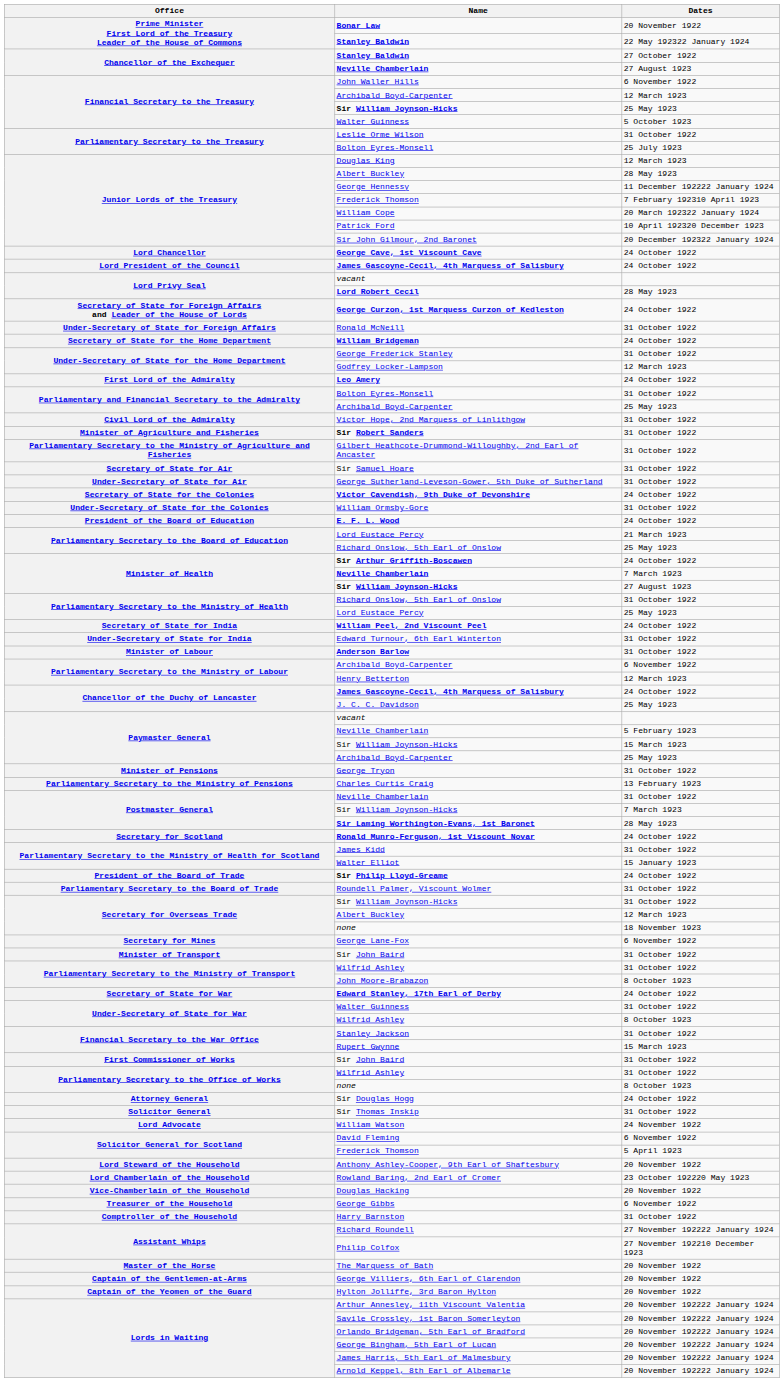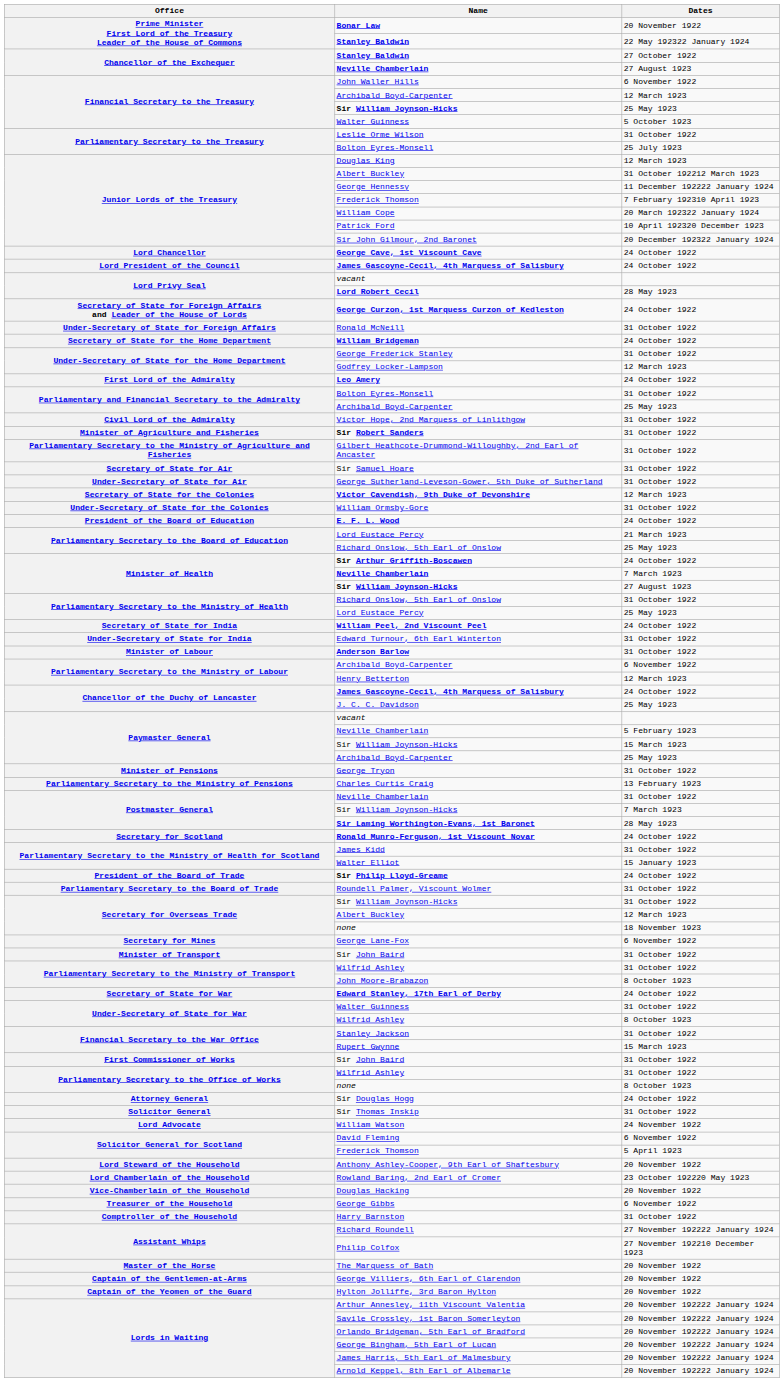(650, 174) 28 May 1923 -> (691, 174) 31 October 192212 March 1923
(660, 495) 24 October 1922 -> (655, 495) 12 March 1923
